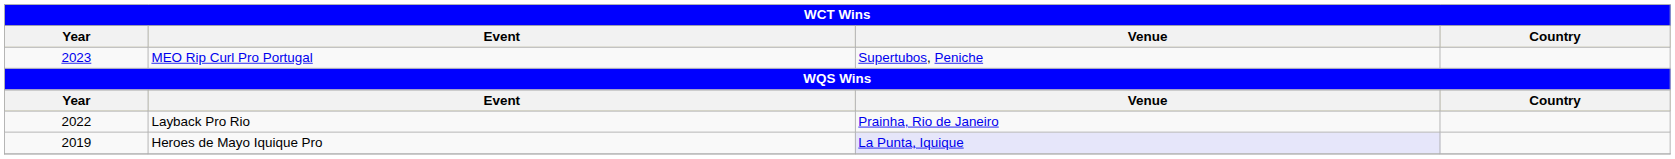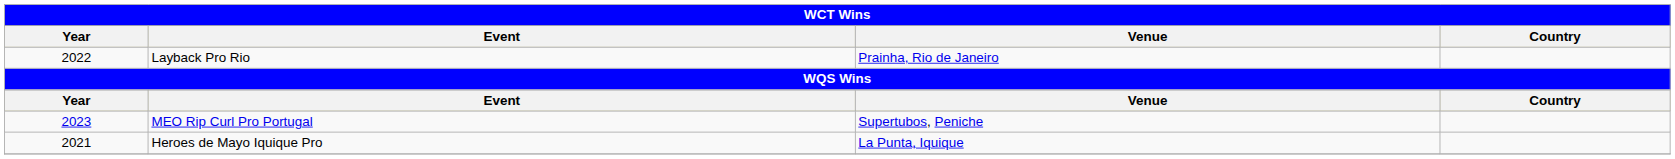rows swapped: (232, 57) <-> (201, 121)
(76, 143) 2019 -> (76, 143) 2021
(911, 143) lavender background -> (911, 143) no background
